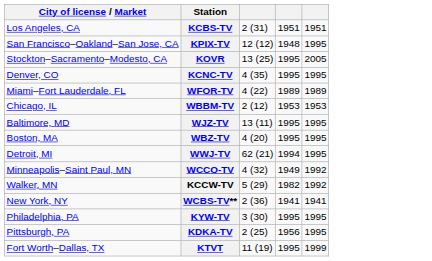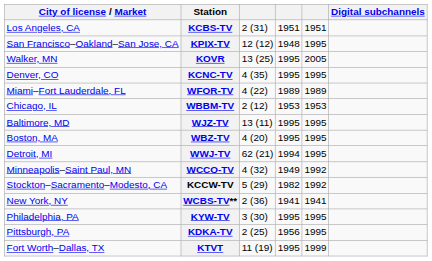+ column: (378, 12)
(87, 59) Stockton–Sacramento–Modesto, CA -> (32, 59) Walker, MN
(32, 185) Walker, MN -> (87, 185) Stockton–Sacramento–Modesto, CA
